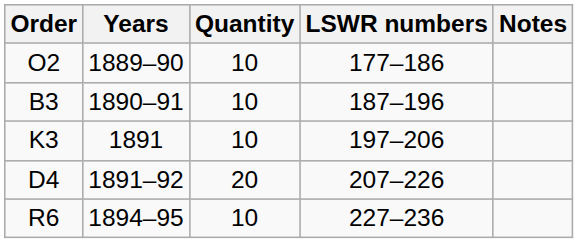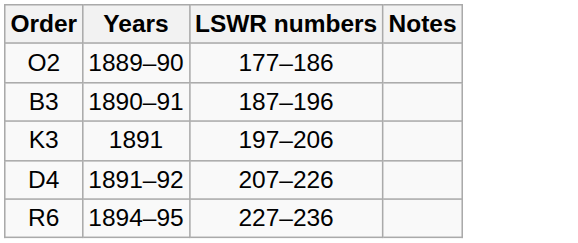- column: (245, 23)
